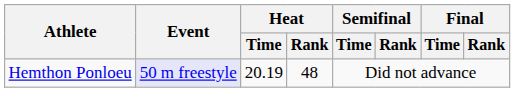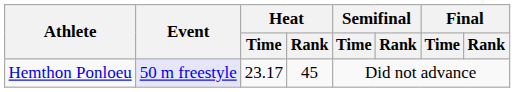(264, 73) 20.19 -> (264, 73) 23.17
(310, 73) 48 -> (310, 73) 45
